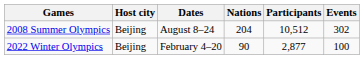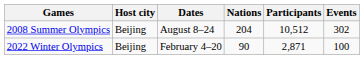(294, 46) 2,877 -> (294, 46) 2,871
